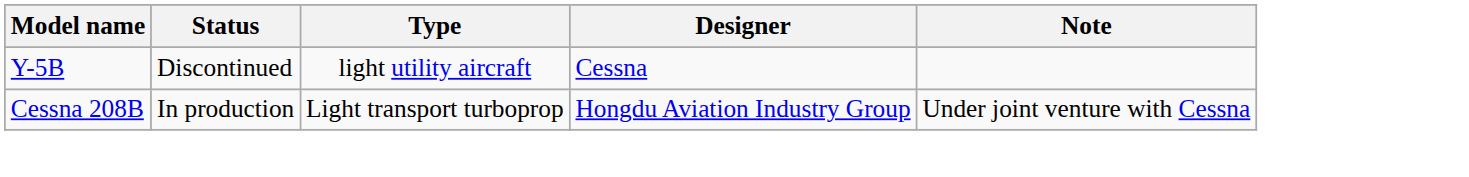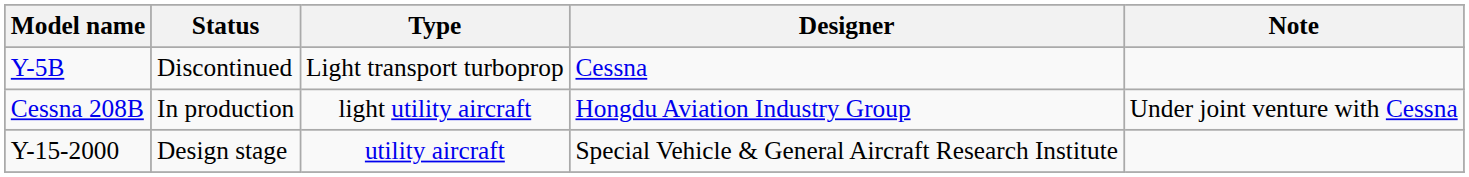(435, 67) light utility aircraft -> (435, 67) Light transport turboprop
(435, 109) Light transport turboprop -> (435, 109) light utility aircraft
+ row: (65, 151)
